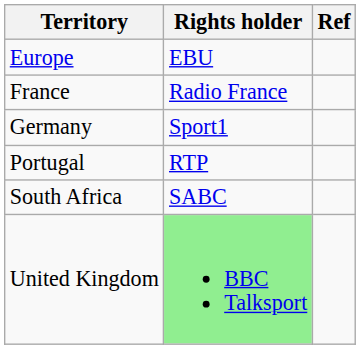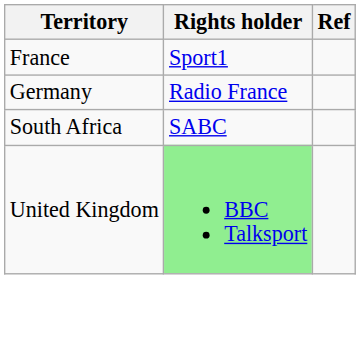- row: (42, 57)
(228, 92) Radio France -> (198, 57) Sport1
(198, 127) Sport1 -> (228, 92) Radio France
- row: (47, 162)
